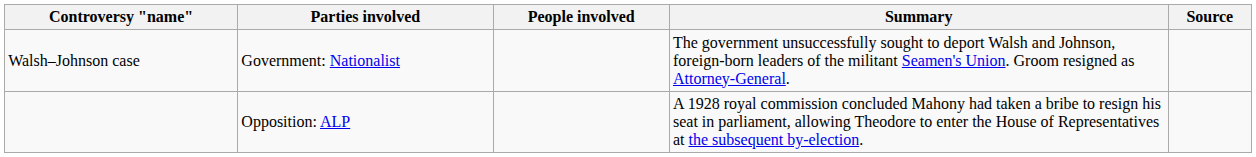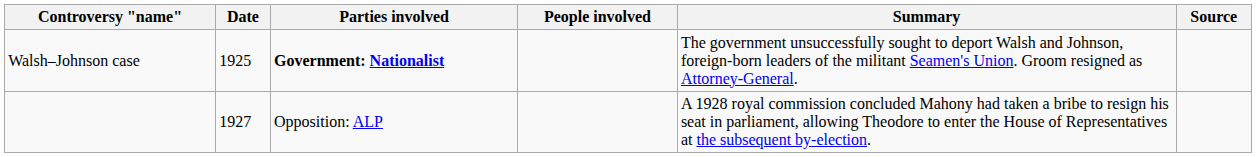+ column: (243, 17)
(321, 60) normal -> (359, 60) bold
